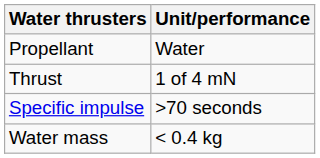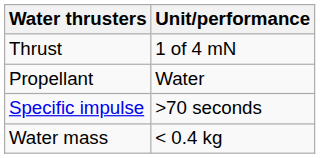rows swapped: (51, 49) <-> (35, 78)
